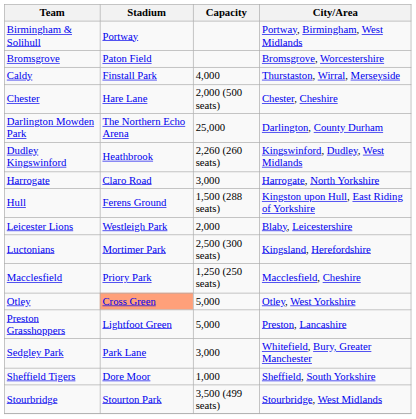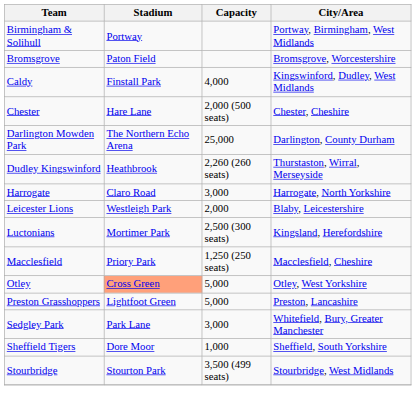(331, 76) Thurstaston, Wirral, Merseyside -> (334, 82) Kingswinford, Dudley, West Midlands
(323, 157) Kingswinford, Dudley, West Midlands -> (316, 169) Thurstaston, Wirral, Merseyside
- row: (16, 203)
